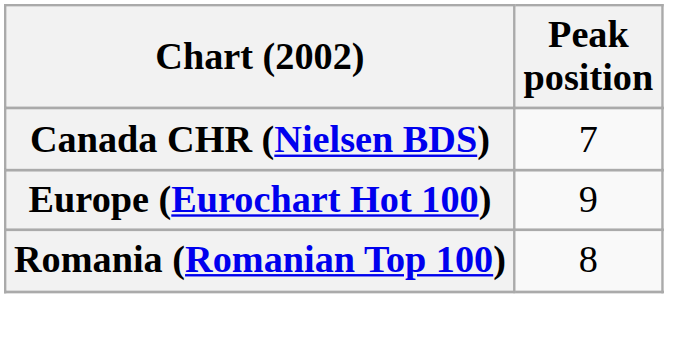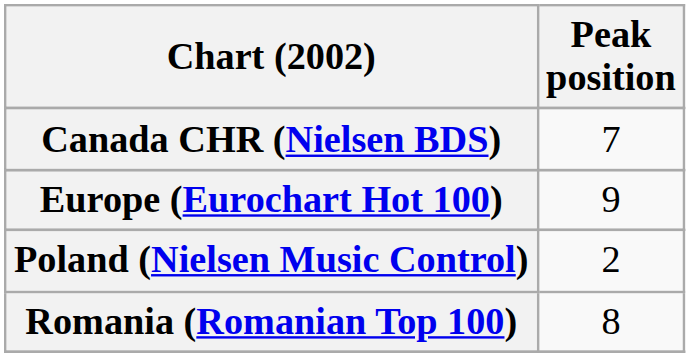+ row: (271, 259)
